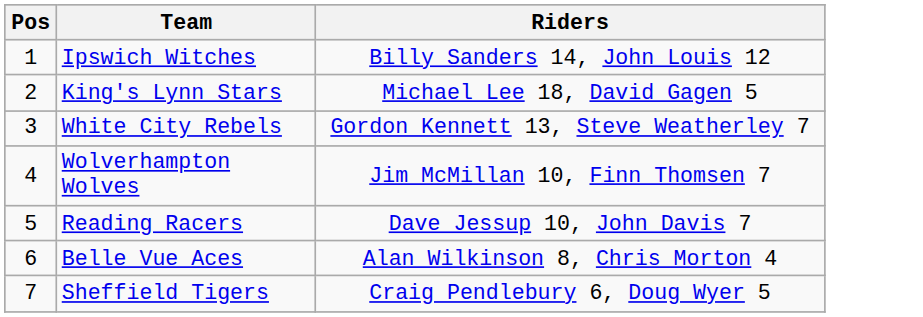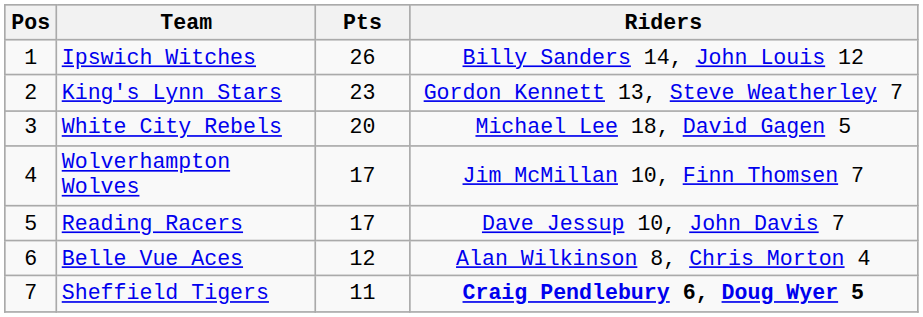+ column: (363, 22)
(570, 93) Michael Lee 18, David Gagen 5 -> (663, 93) Gordon Kennett 13, Steve Weatherley 7
(570, 128) Gordon Kennett 13, Steve Weatherley 7 -> (663, 128) Michael Lee 18, David Gagen 5
(570, 294) normal -> (663, 294) bold
